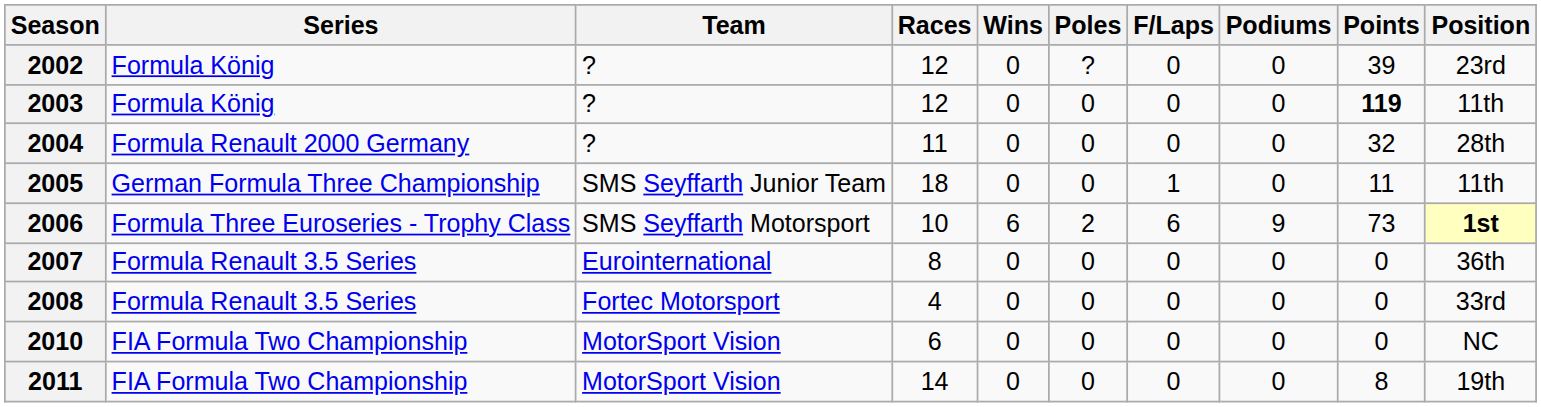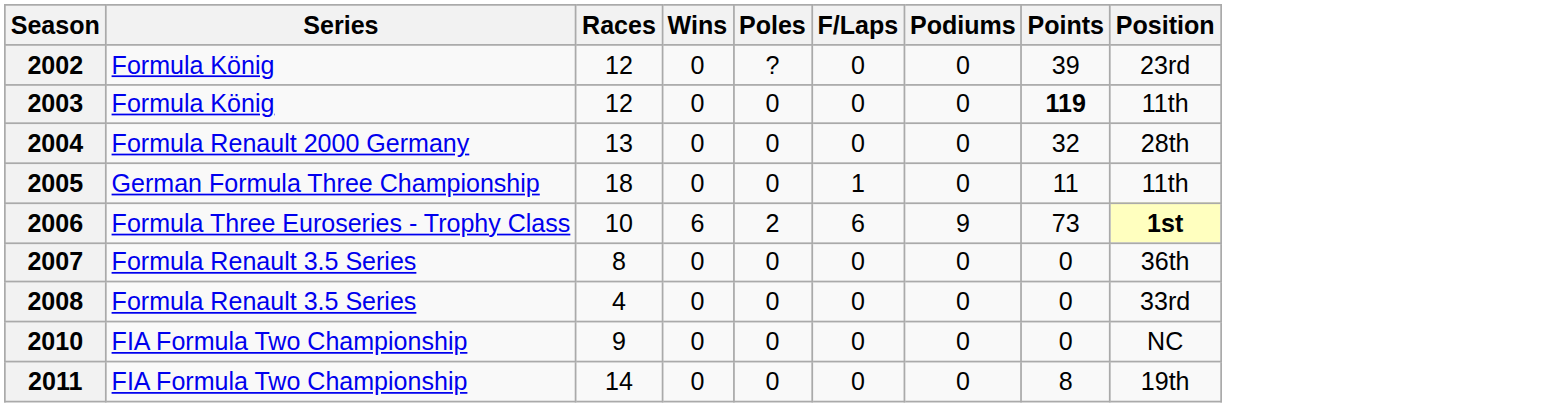- column: (734, 25)
(935, 144) 11 -> (619, 144) 13
(935, 342) 6 -> (619, 342) 9
